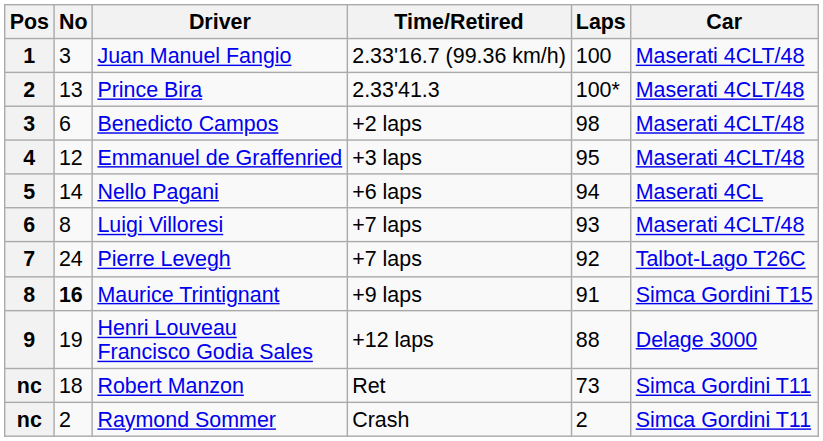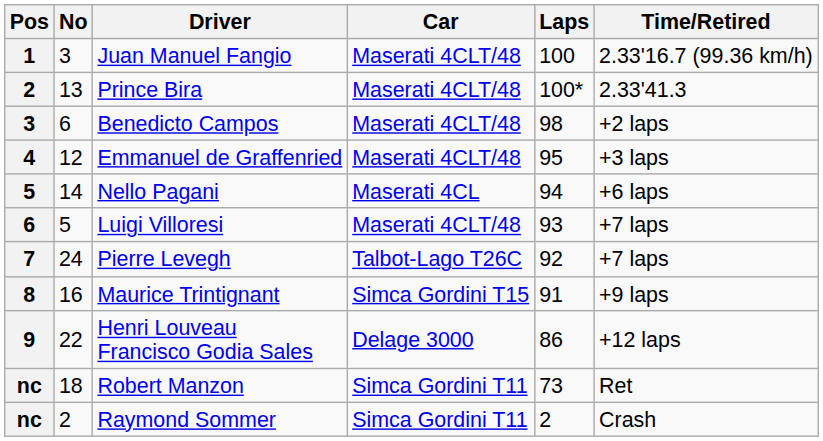columns swapped: (724, 22) <-> (459, 22)
(65, 225) 8 -> (65, 225) 5
(71, 293) bold -> (71, 293) normal
(71, 339) 19 -> (71, 339) 22
(588, 339) 88 -> (551, 339) 86
